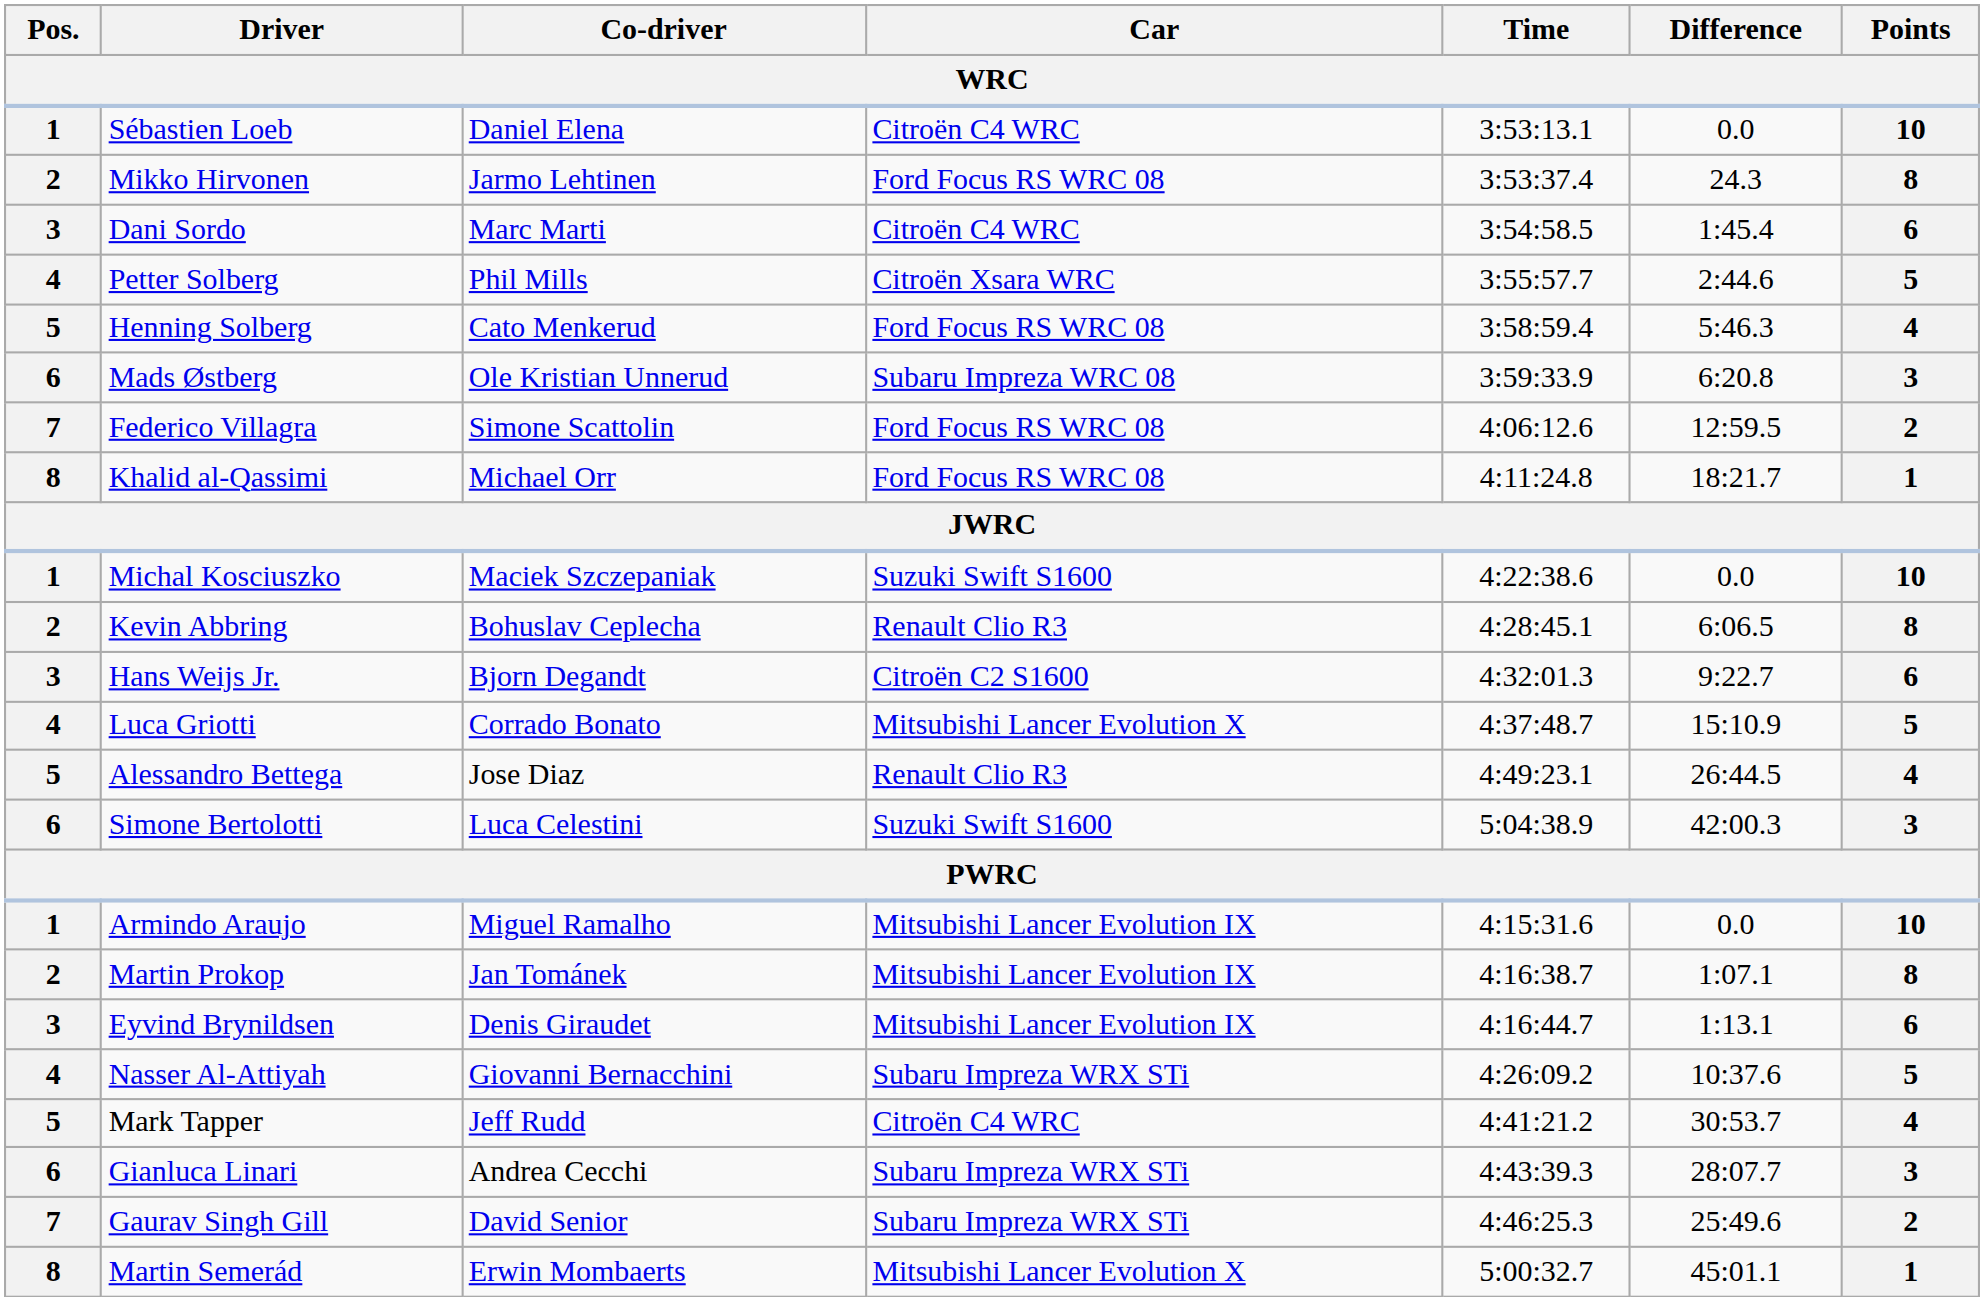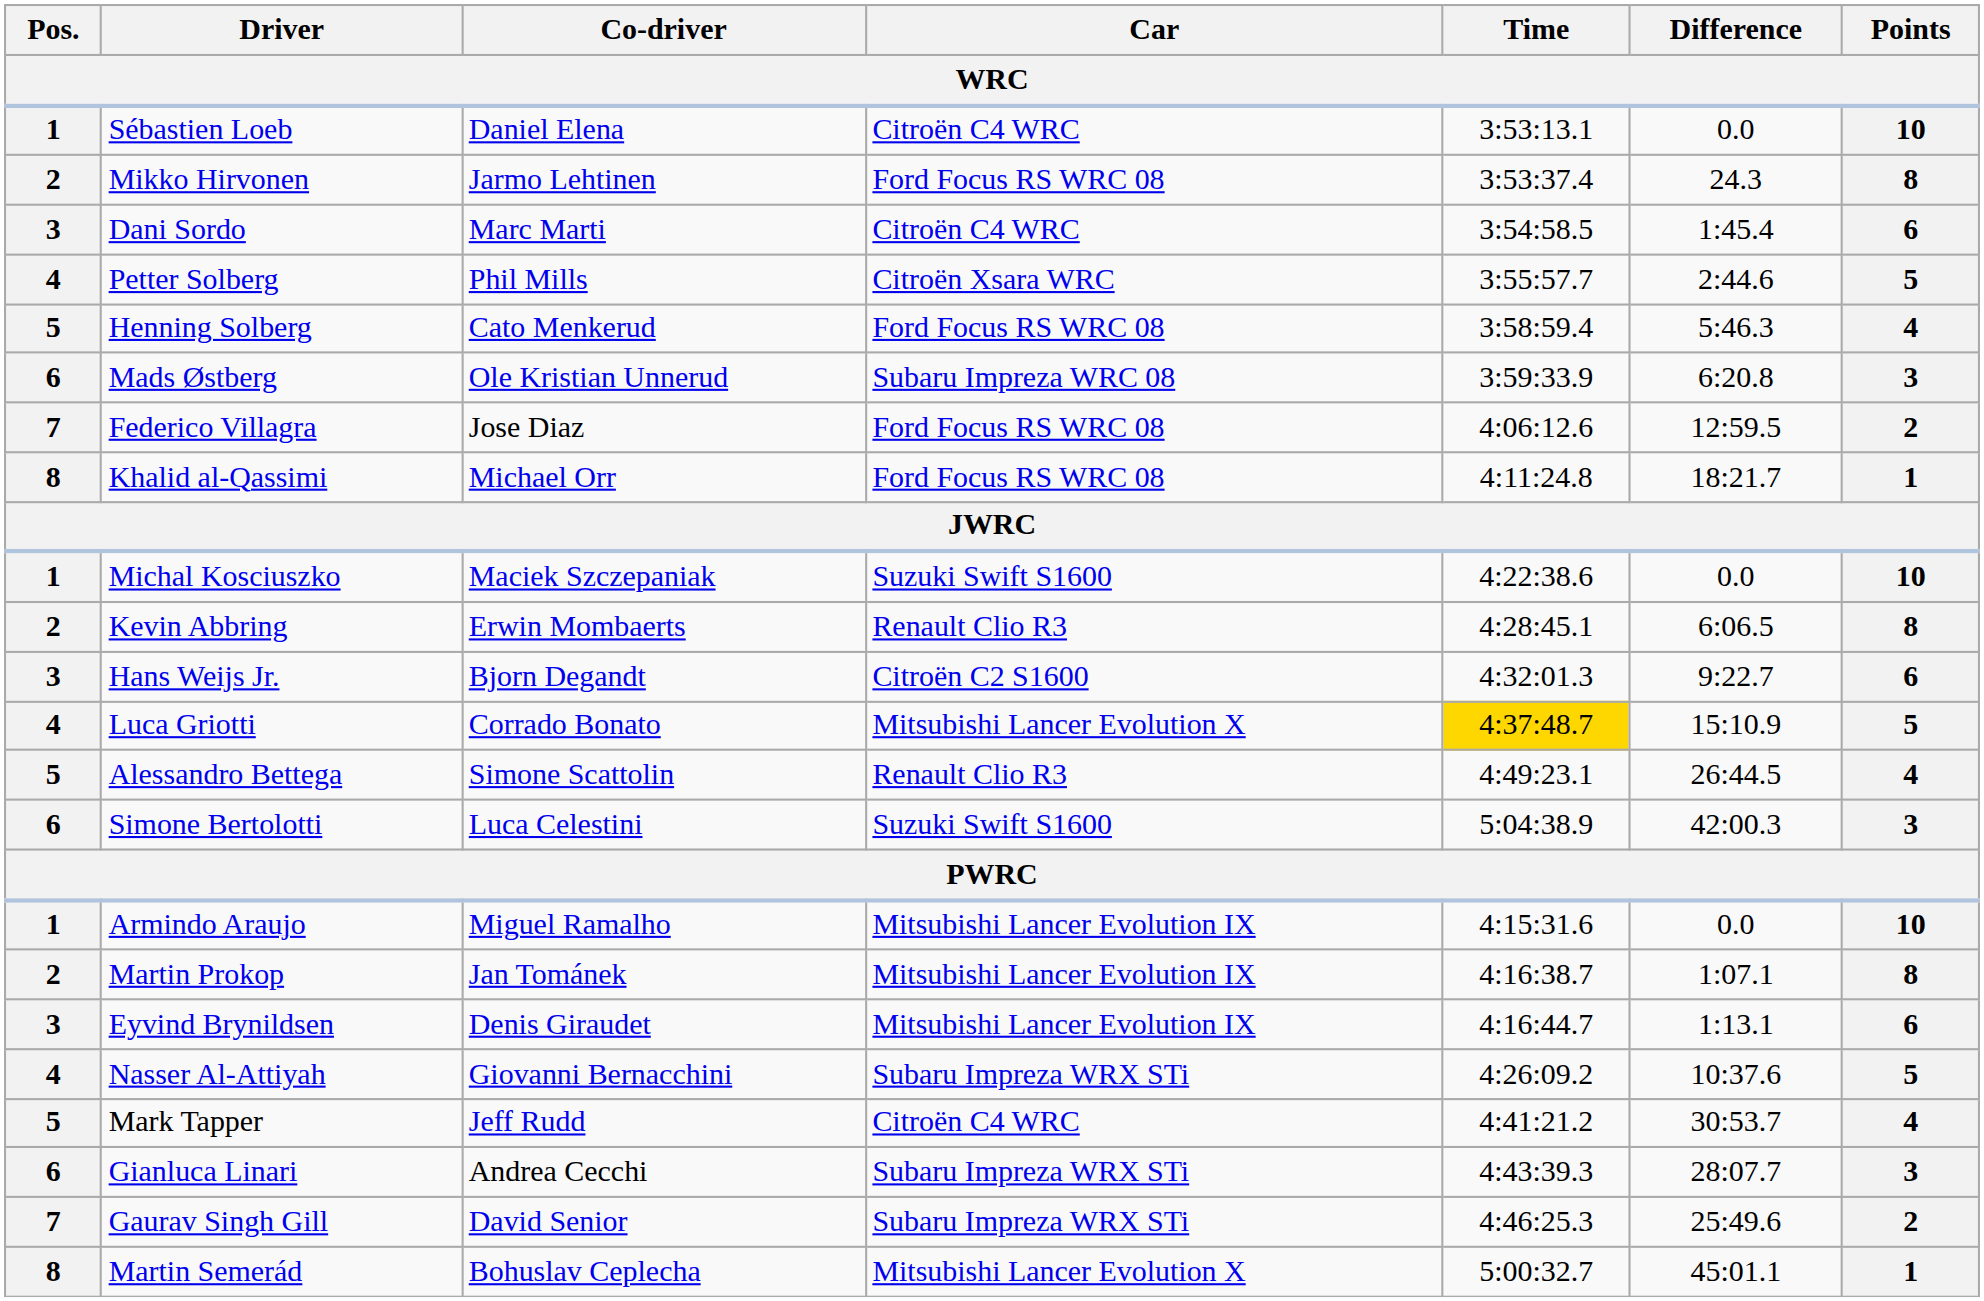(571, 426) Simone Scattolin -> (527, 426) Jose Diaz
(585, 626) Bohuslav Ceplecha -> (577, 626) Erwin Mombaerts
(1536, 725) no background -> (1536, 725) gold background
(527, 774) Jose Diaz -> (571, 774) Simone Scattolin
(577, 1270) Erwin Mombaerts -> (585, 1270) Bohuslav Ceplecha
